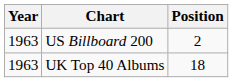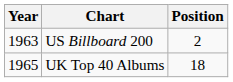(23, 64) 1963 -> (23, 64) 1965
